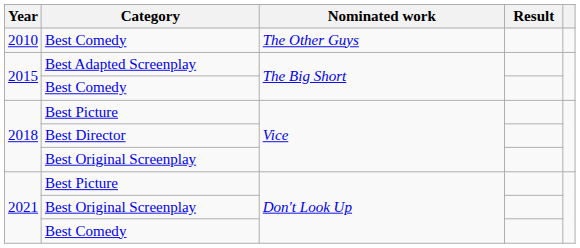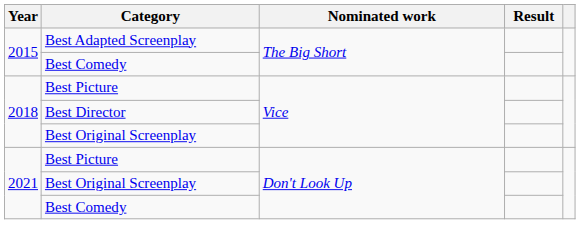- row: (23, 40)
